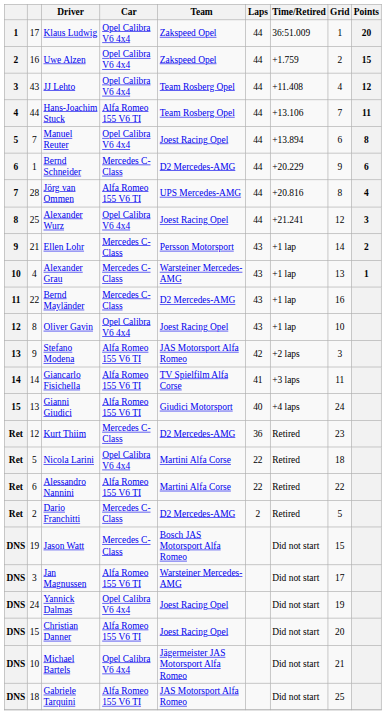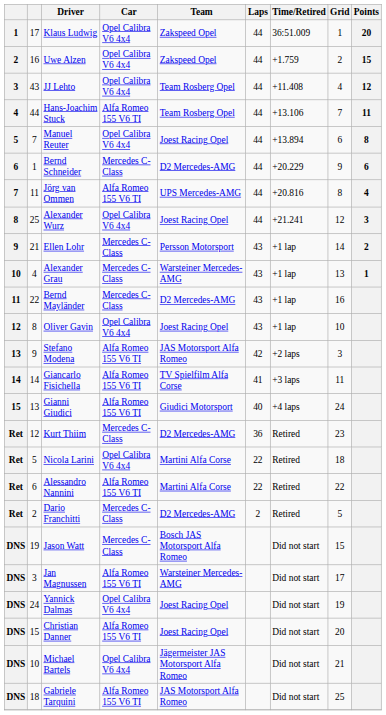(34, 193) 28 -> (34, 193) 11
